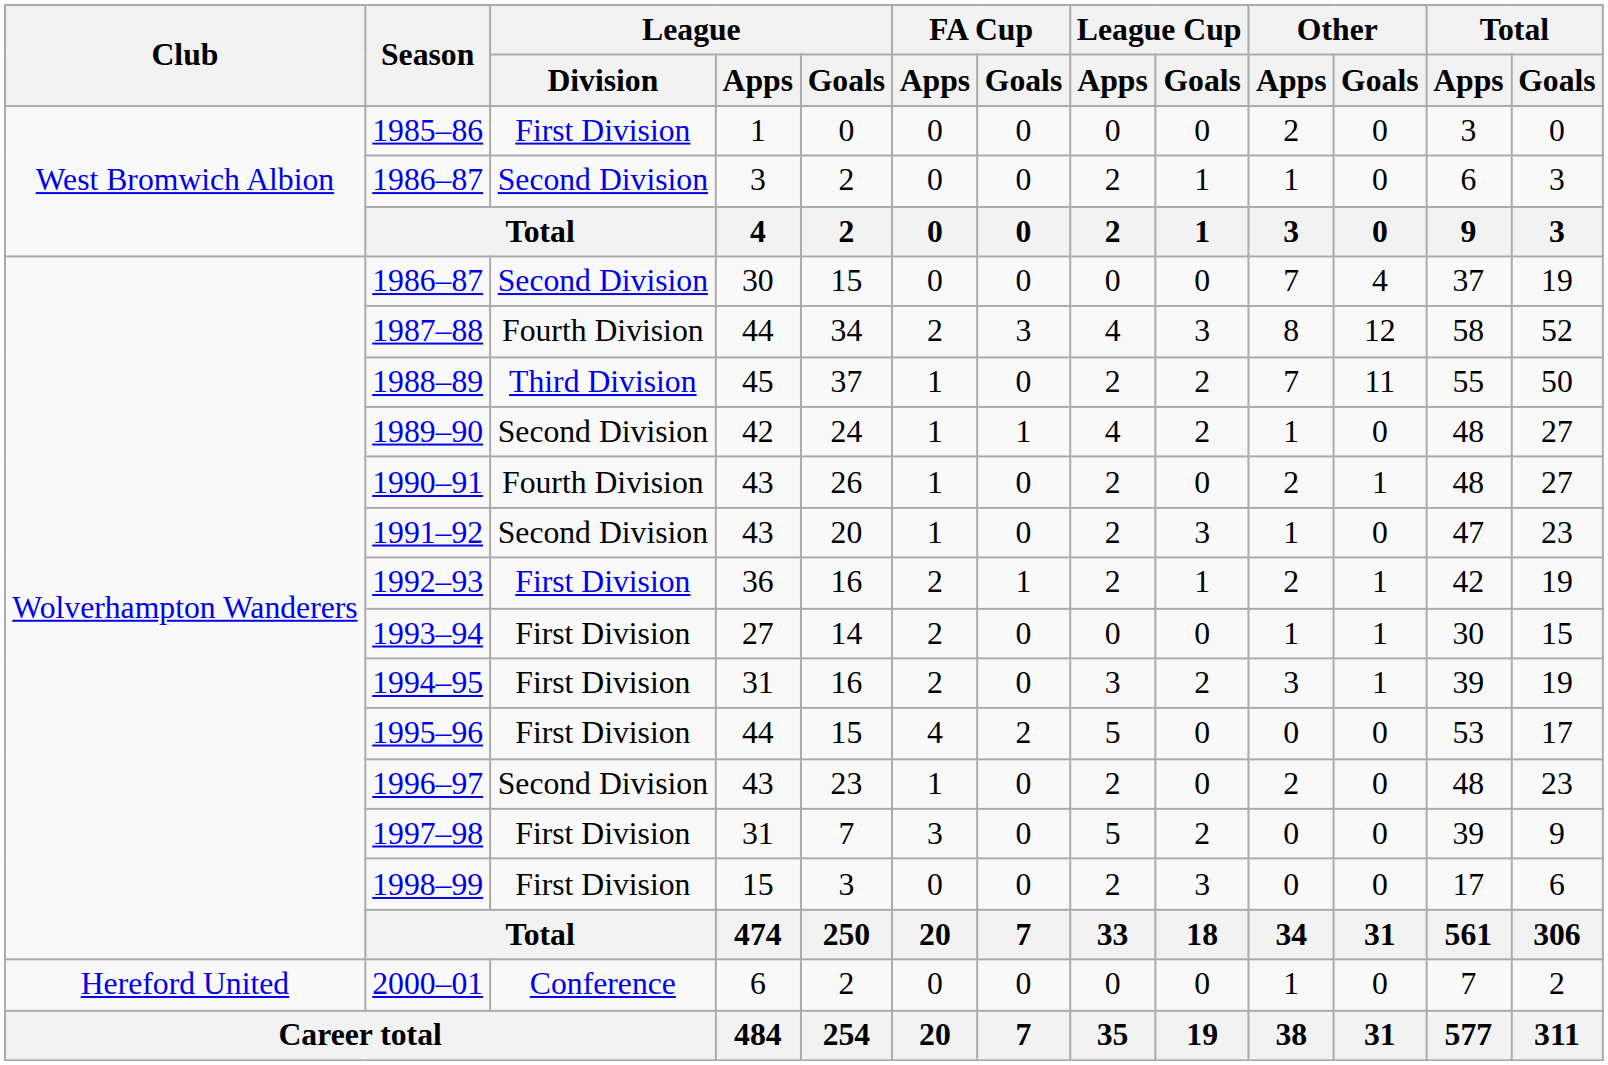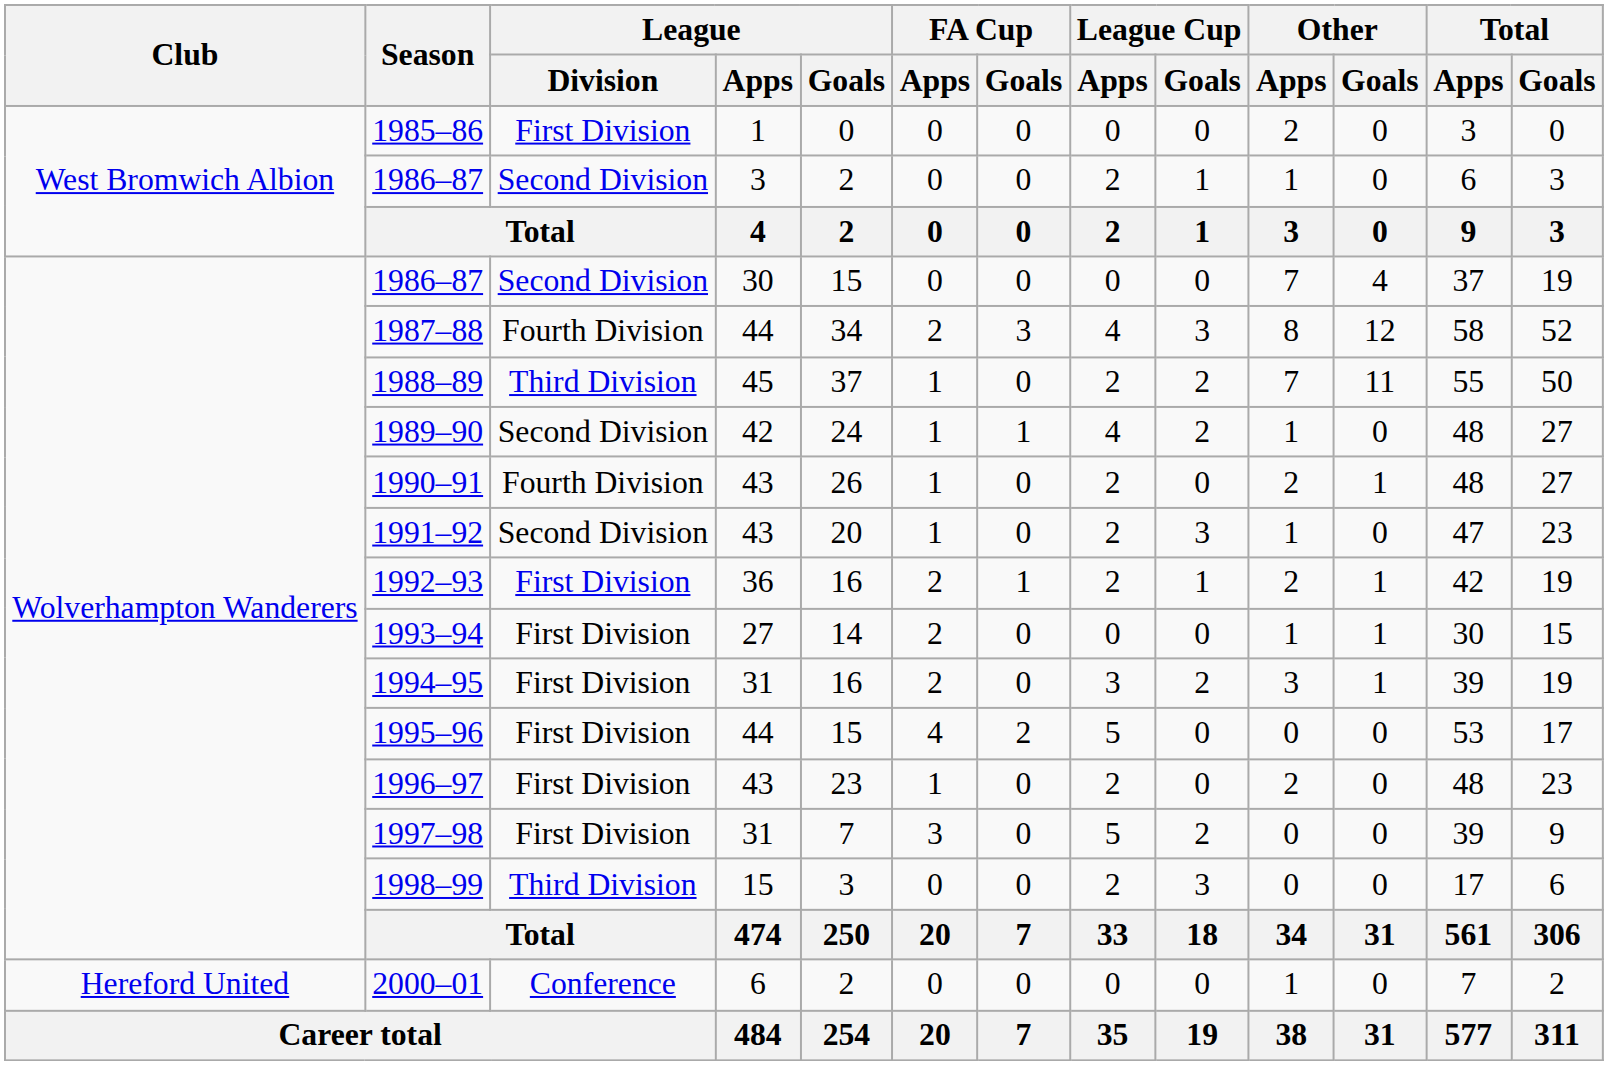(603, 783) Second Division -> (603, 783) First Division
(603, 883) First Division -> (603, 883) Third Division
